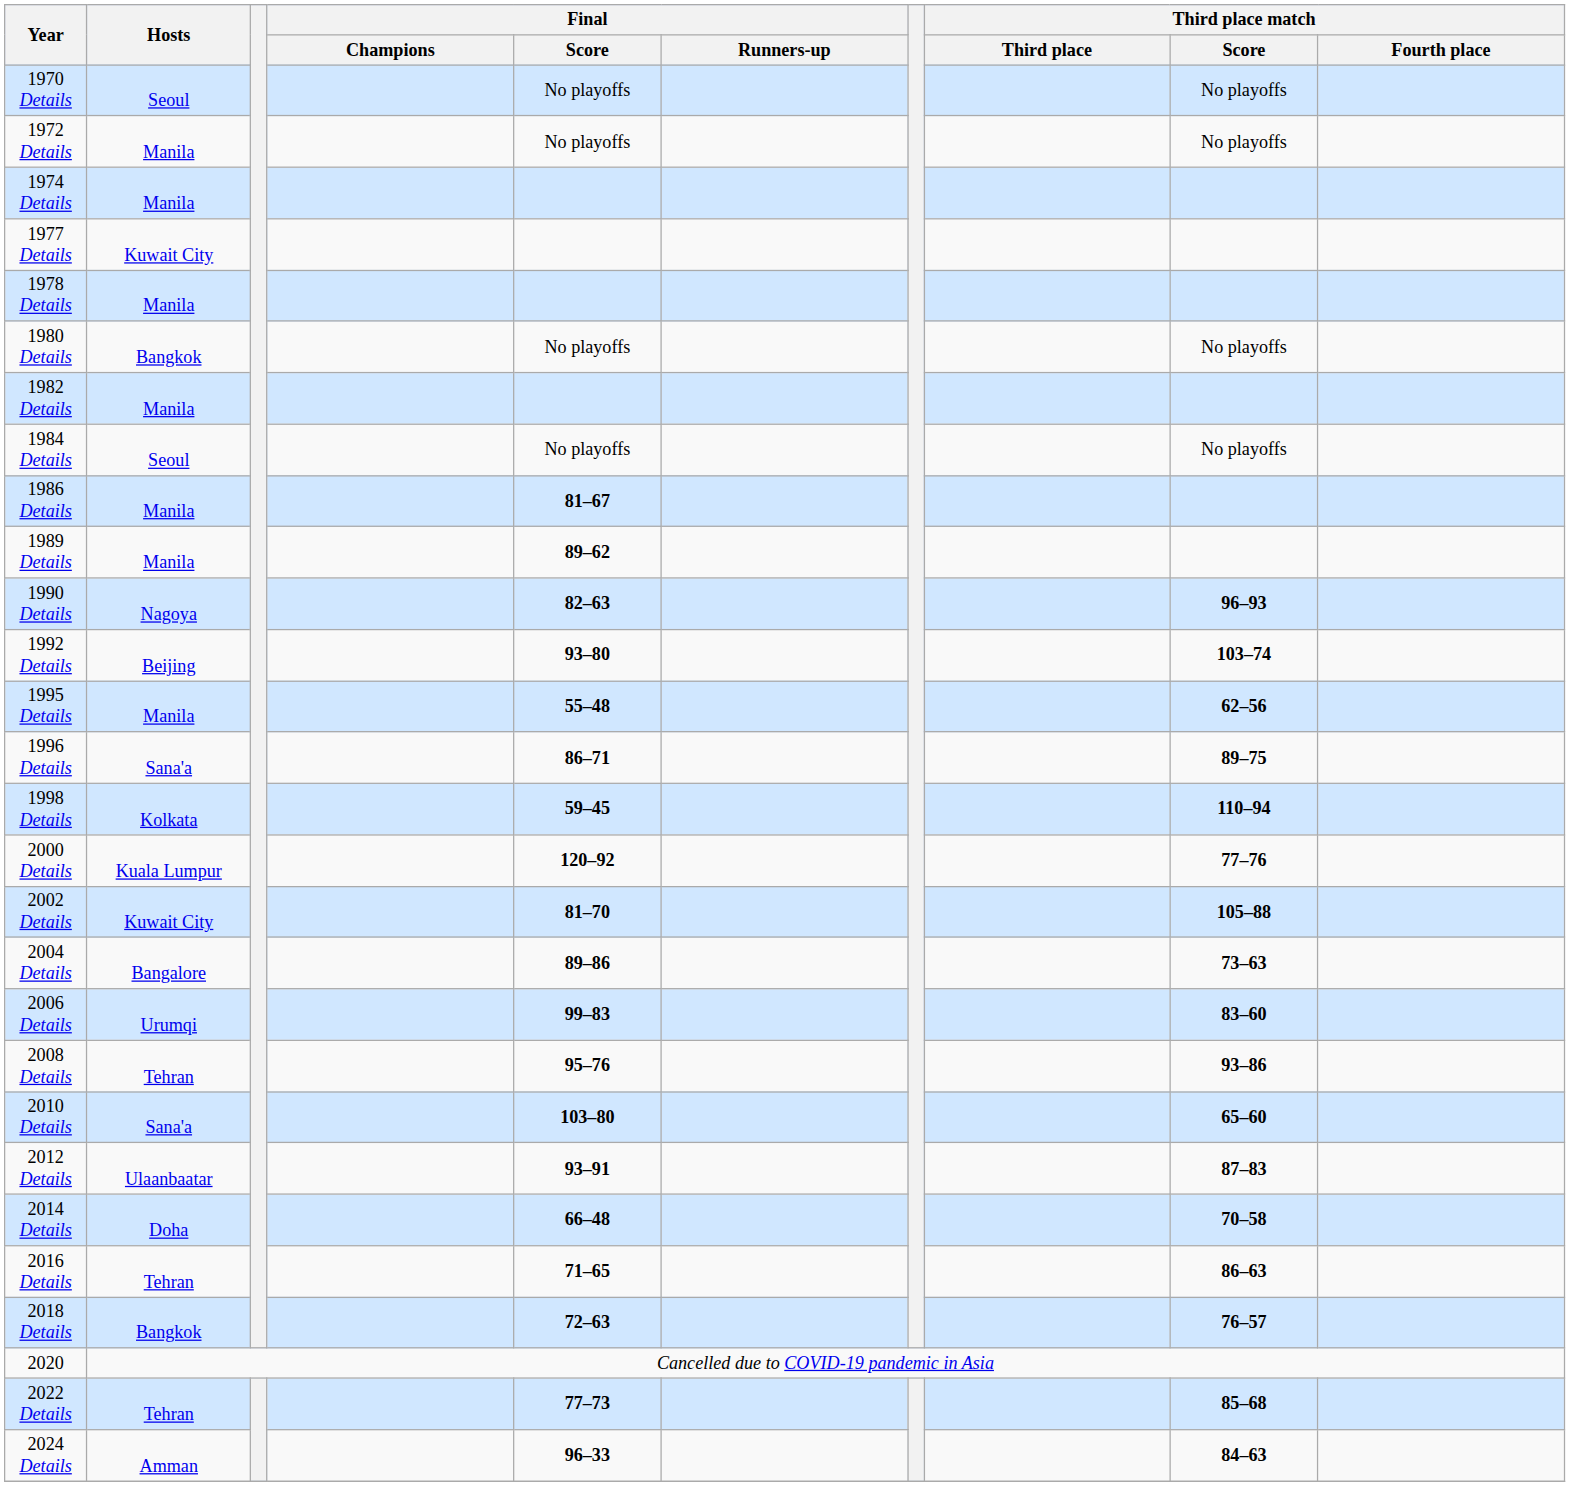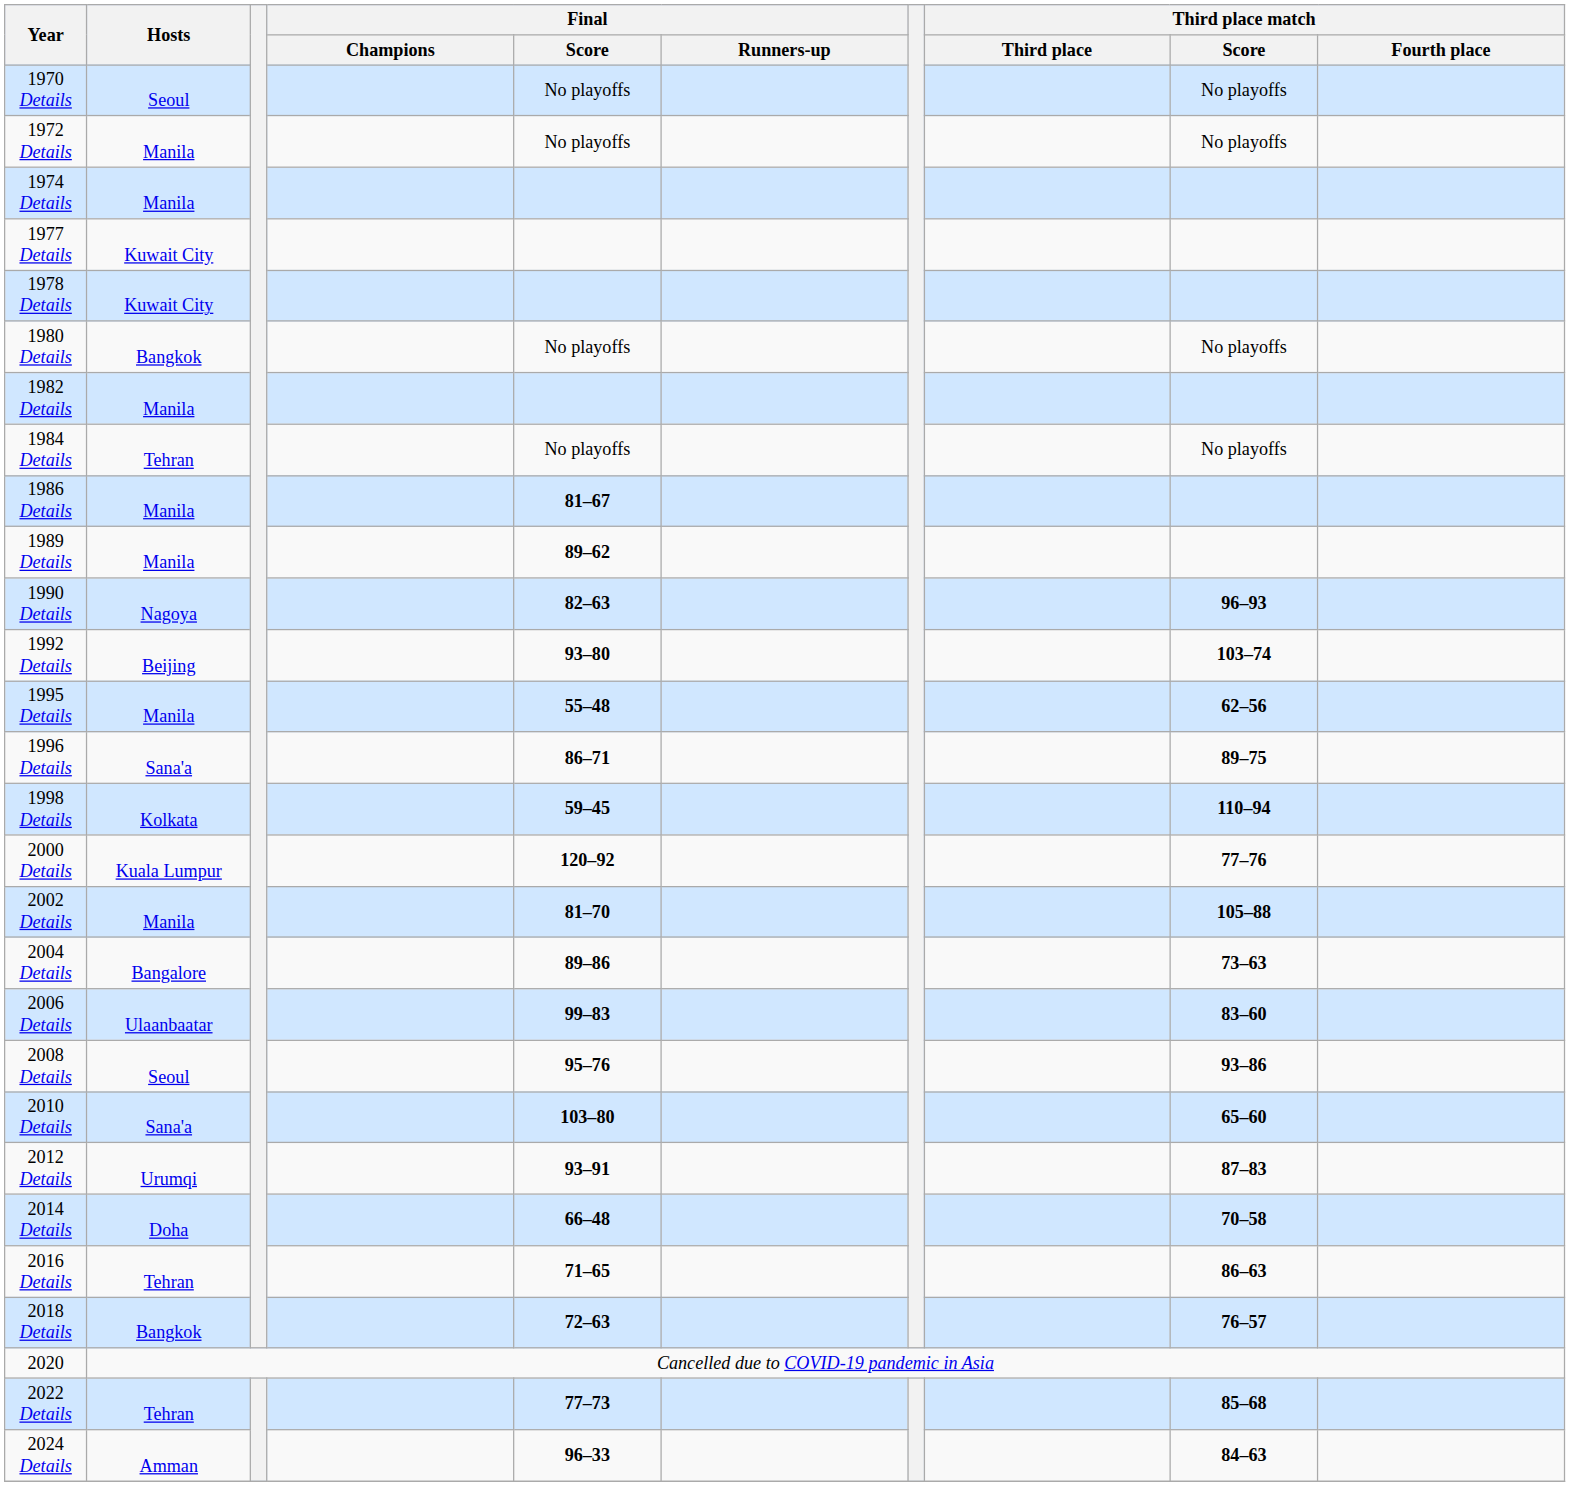(169, 306) Manila -> (169, 306) Kuwait City
(169, 460) Seoul -> (169, 460) Tehran
(169, 922) Kuwait City -> (169, 922) Manila
(169, 1025) Urumqi -> (169, 1025) Ulaanbaatar
(169, 1076) Tehran -> (169, 1076) Seoul
(169, 1179) Ulaanbaatar -> (169, 1179) Urumqi
